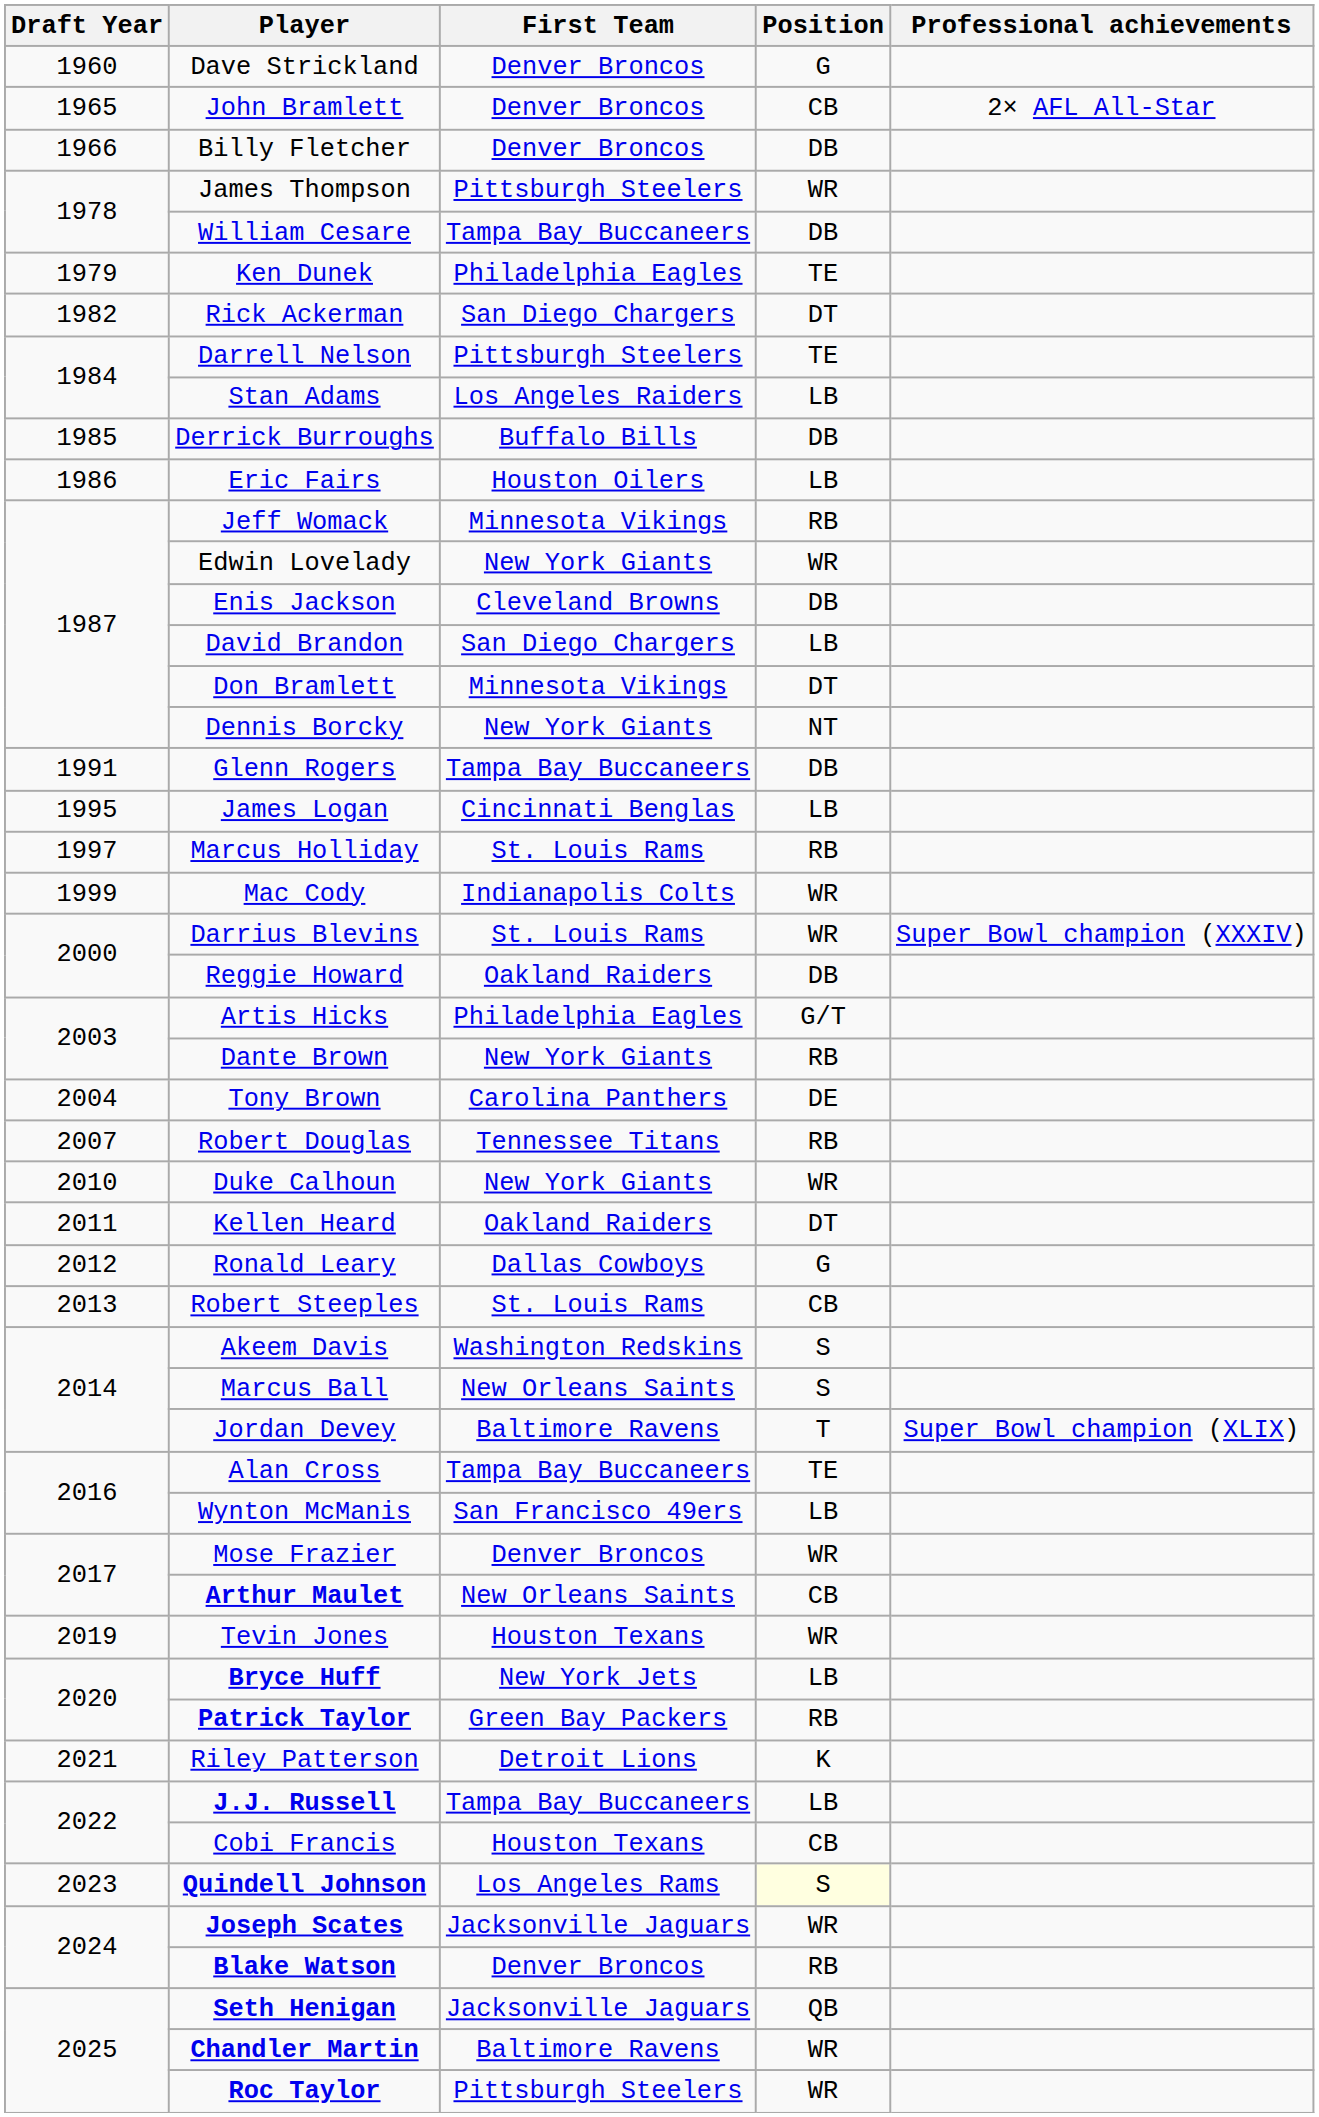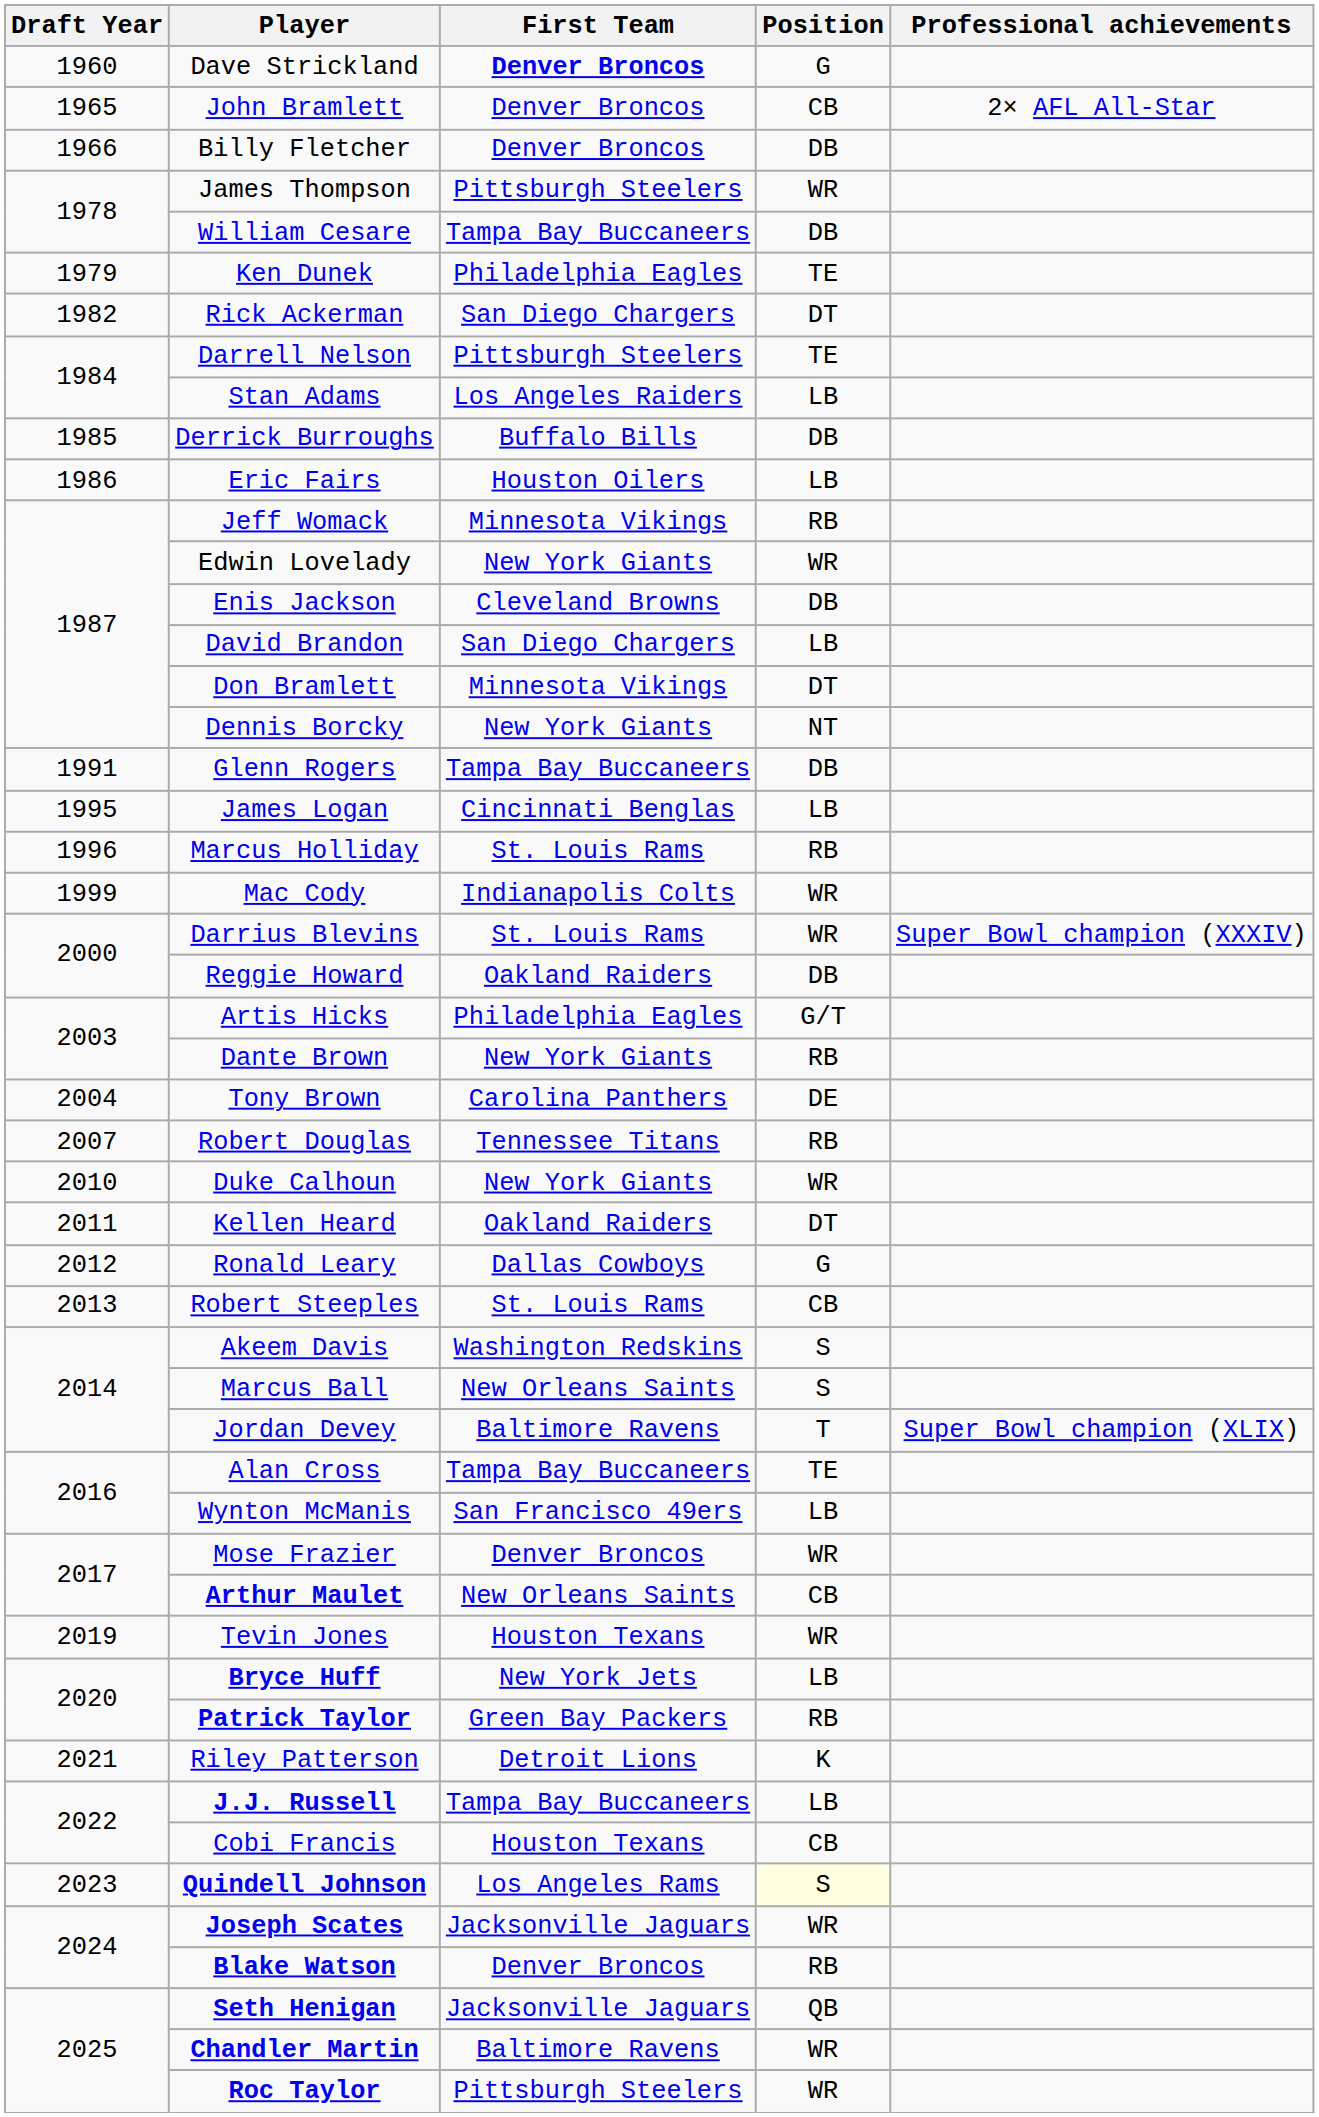(598, 67) normal -> (598, 67) bold
(87, 852) 1997 -> (87, 852) 1996
